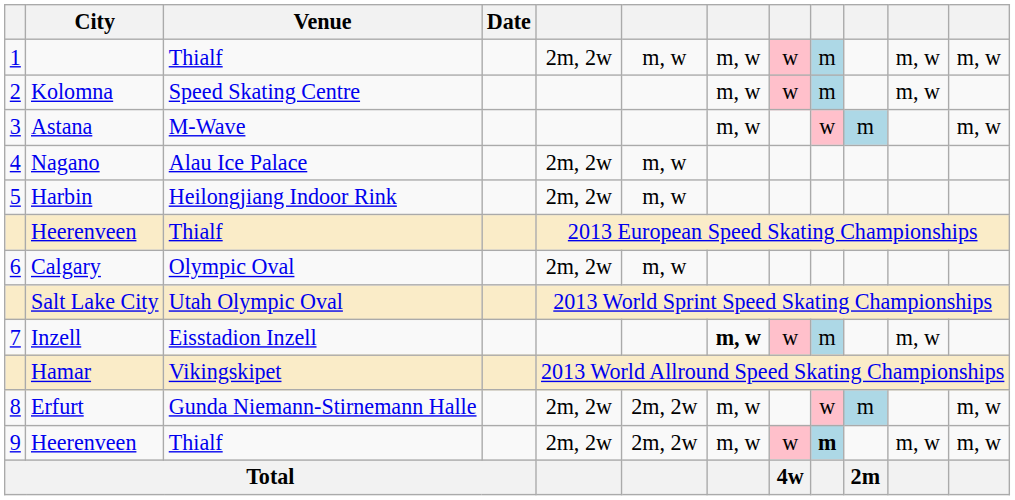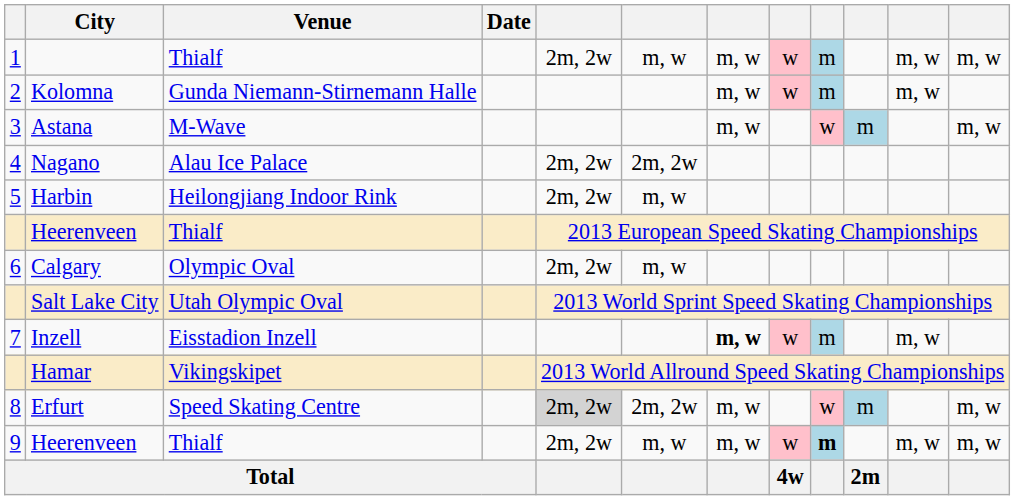(264, 92) Speed Skating Centre -> (323, 92) Gunda Niemann-Stirnemann Halle
(664, 162) m, w -> (664, 162) 2m, 2w
(323, 407) Gunda Niemann-Stirnemann Halle -> (264, 407) Speed Skating Centre
(579, 407) no background -> (579, 407) lightgrey background
(664, 442) 2m, 2w -> (664, 442) m, w
